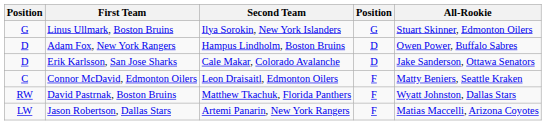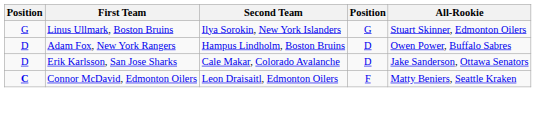(25, 78) normal -> (25, 78) bold
- row: (112, 95)
- row: (109, 111)
